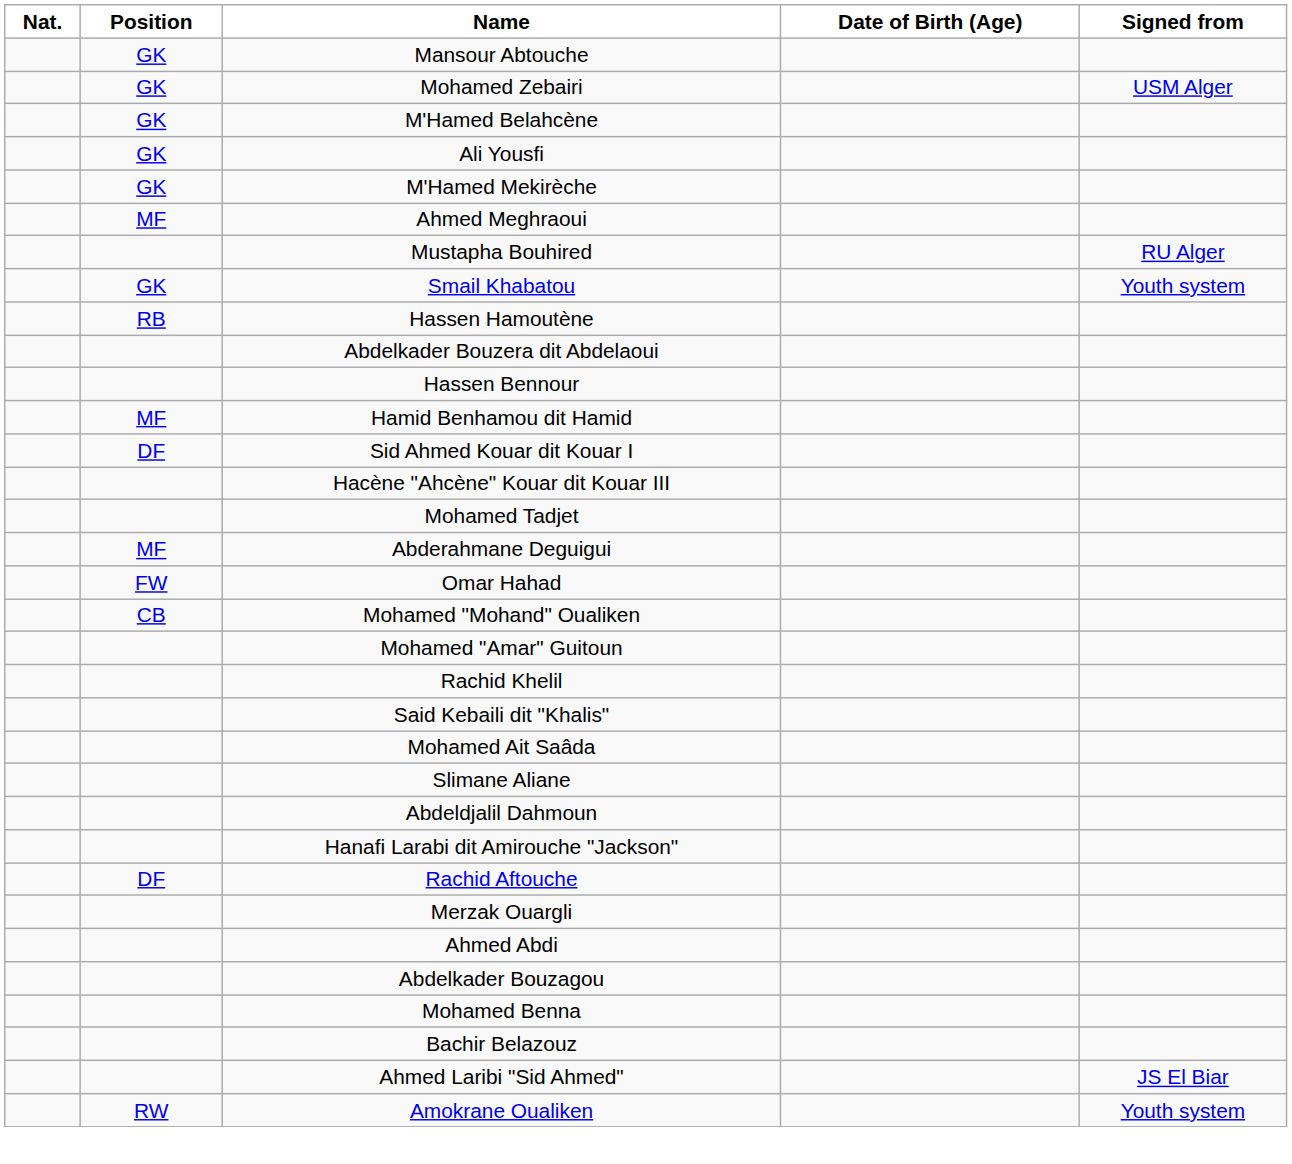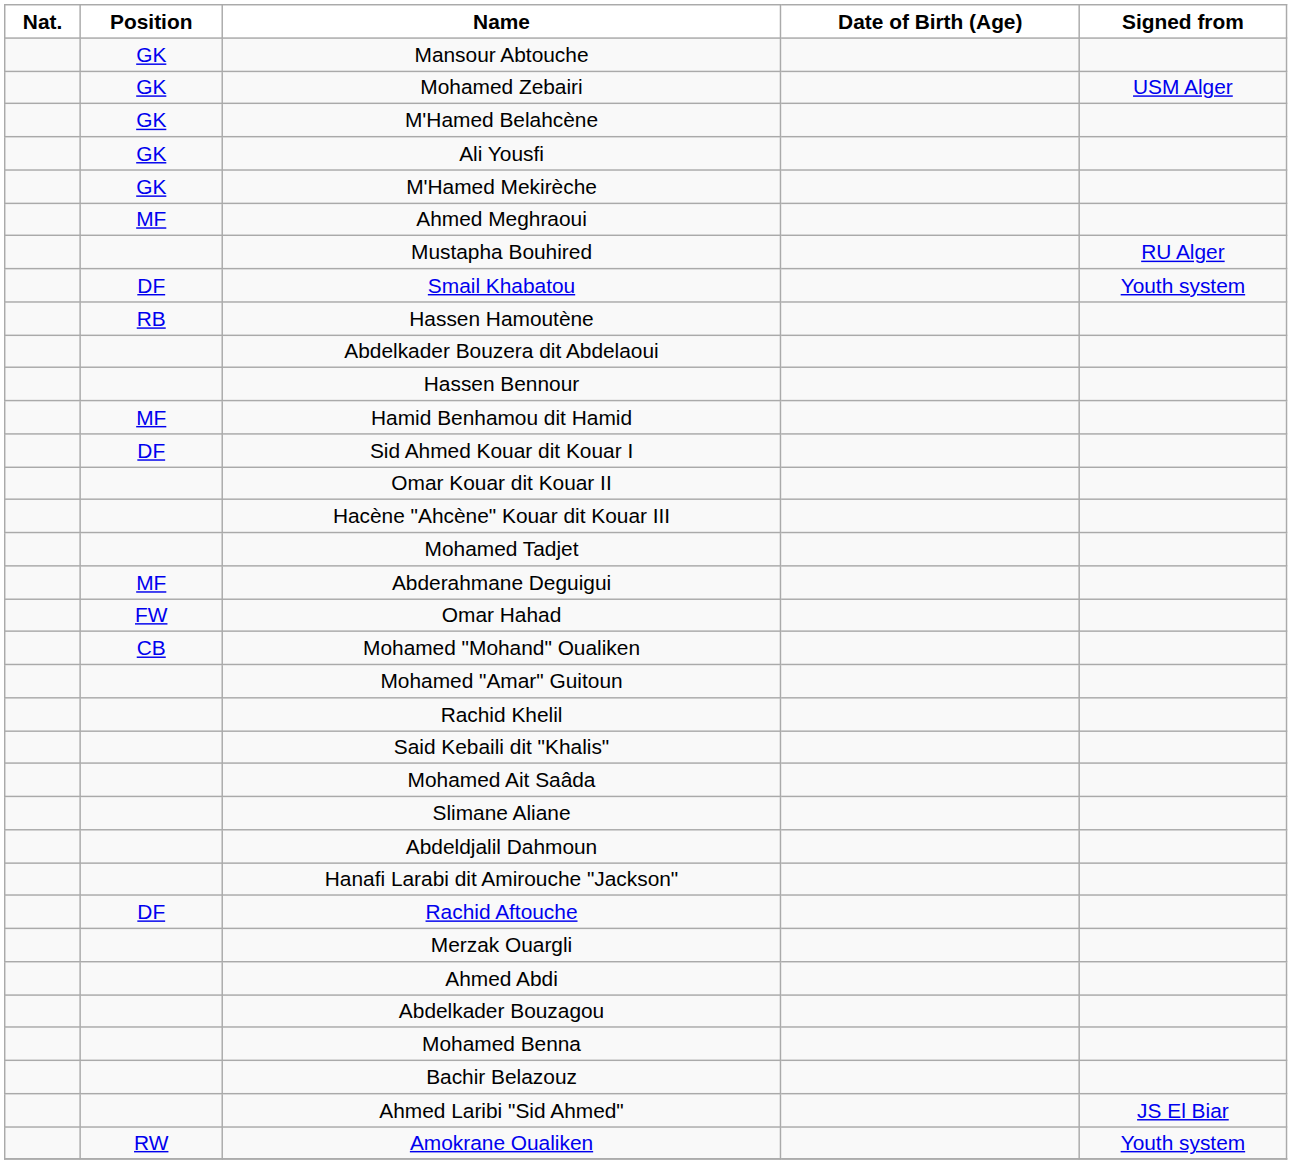(151, 286) GK -> (151, 286) DF
+ row: (502, 483)
